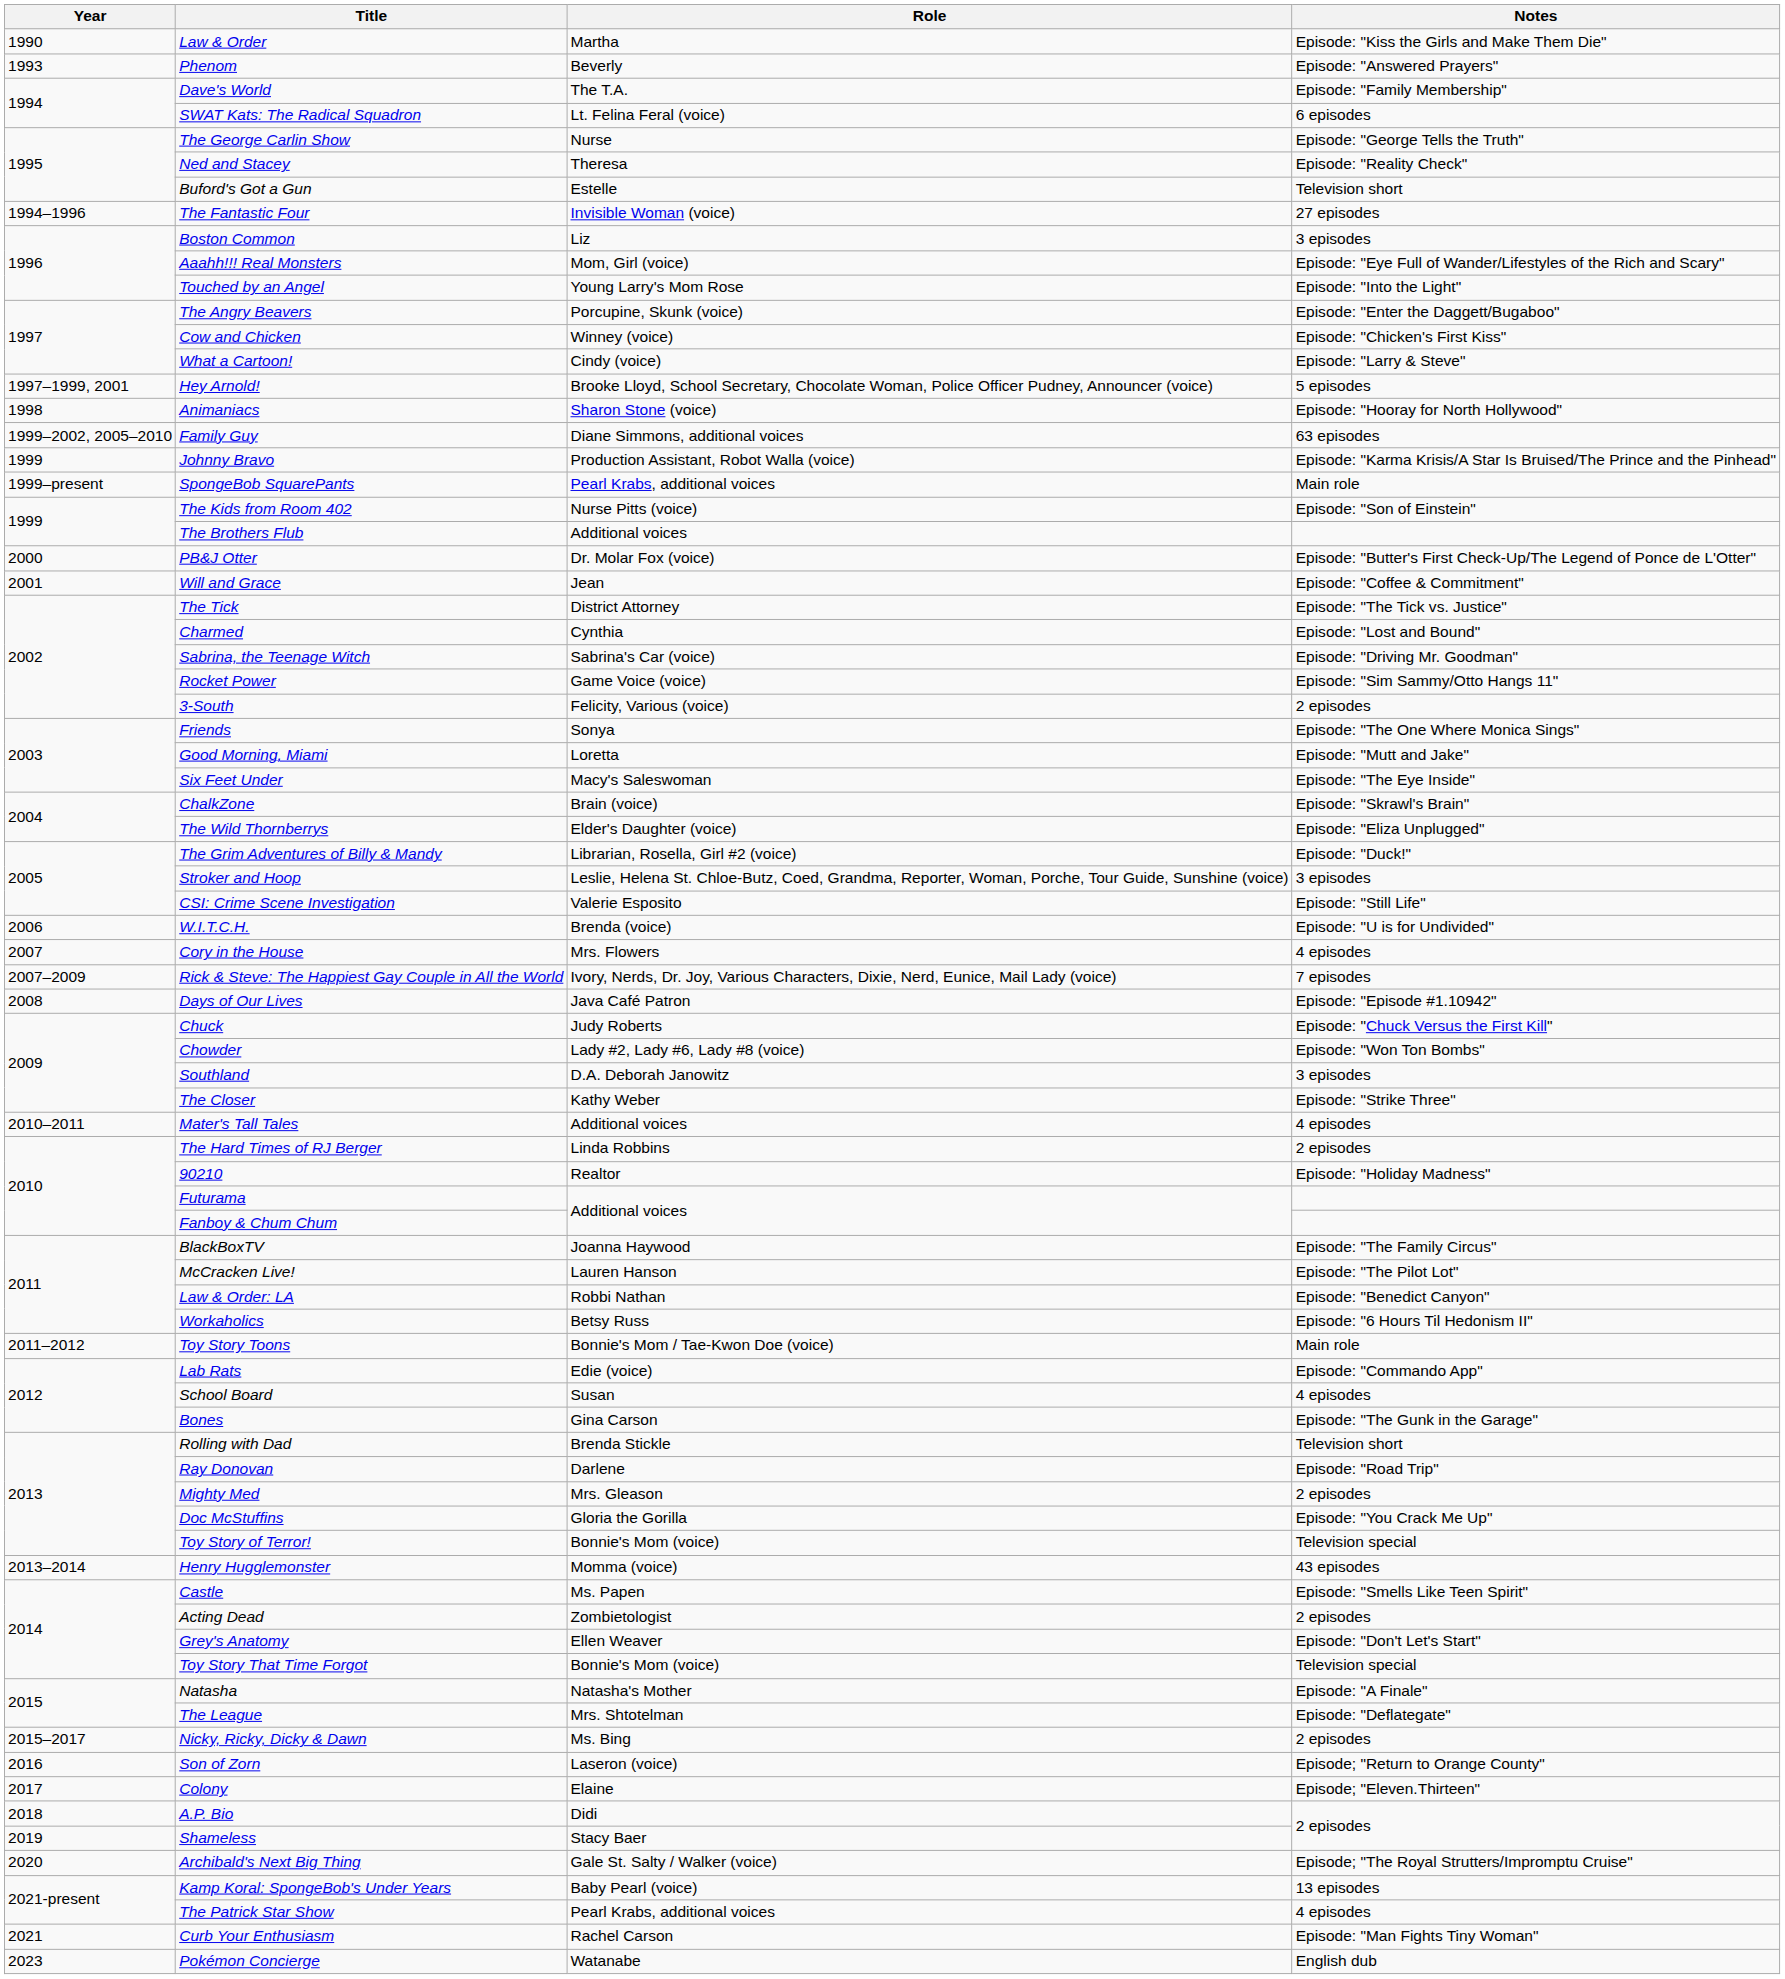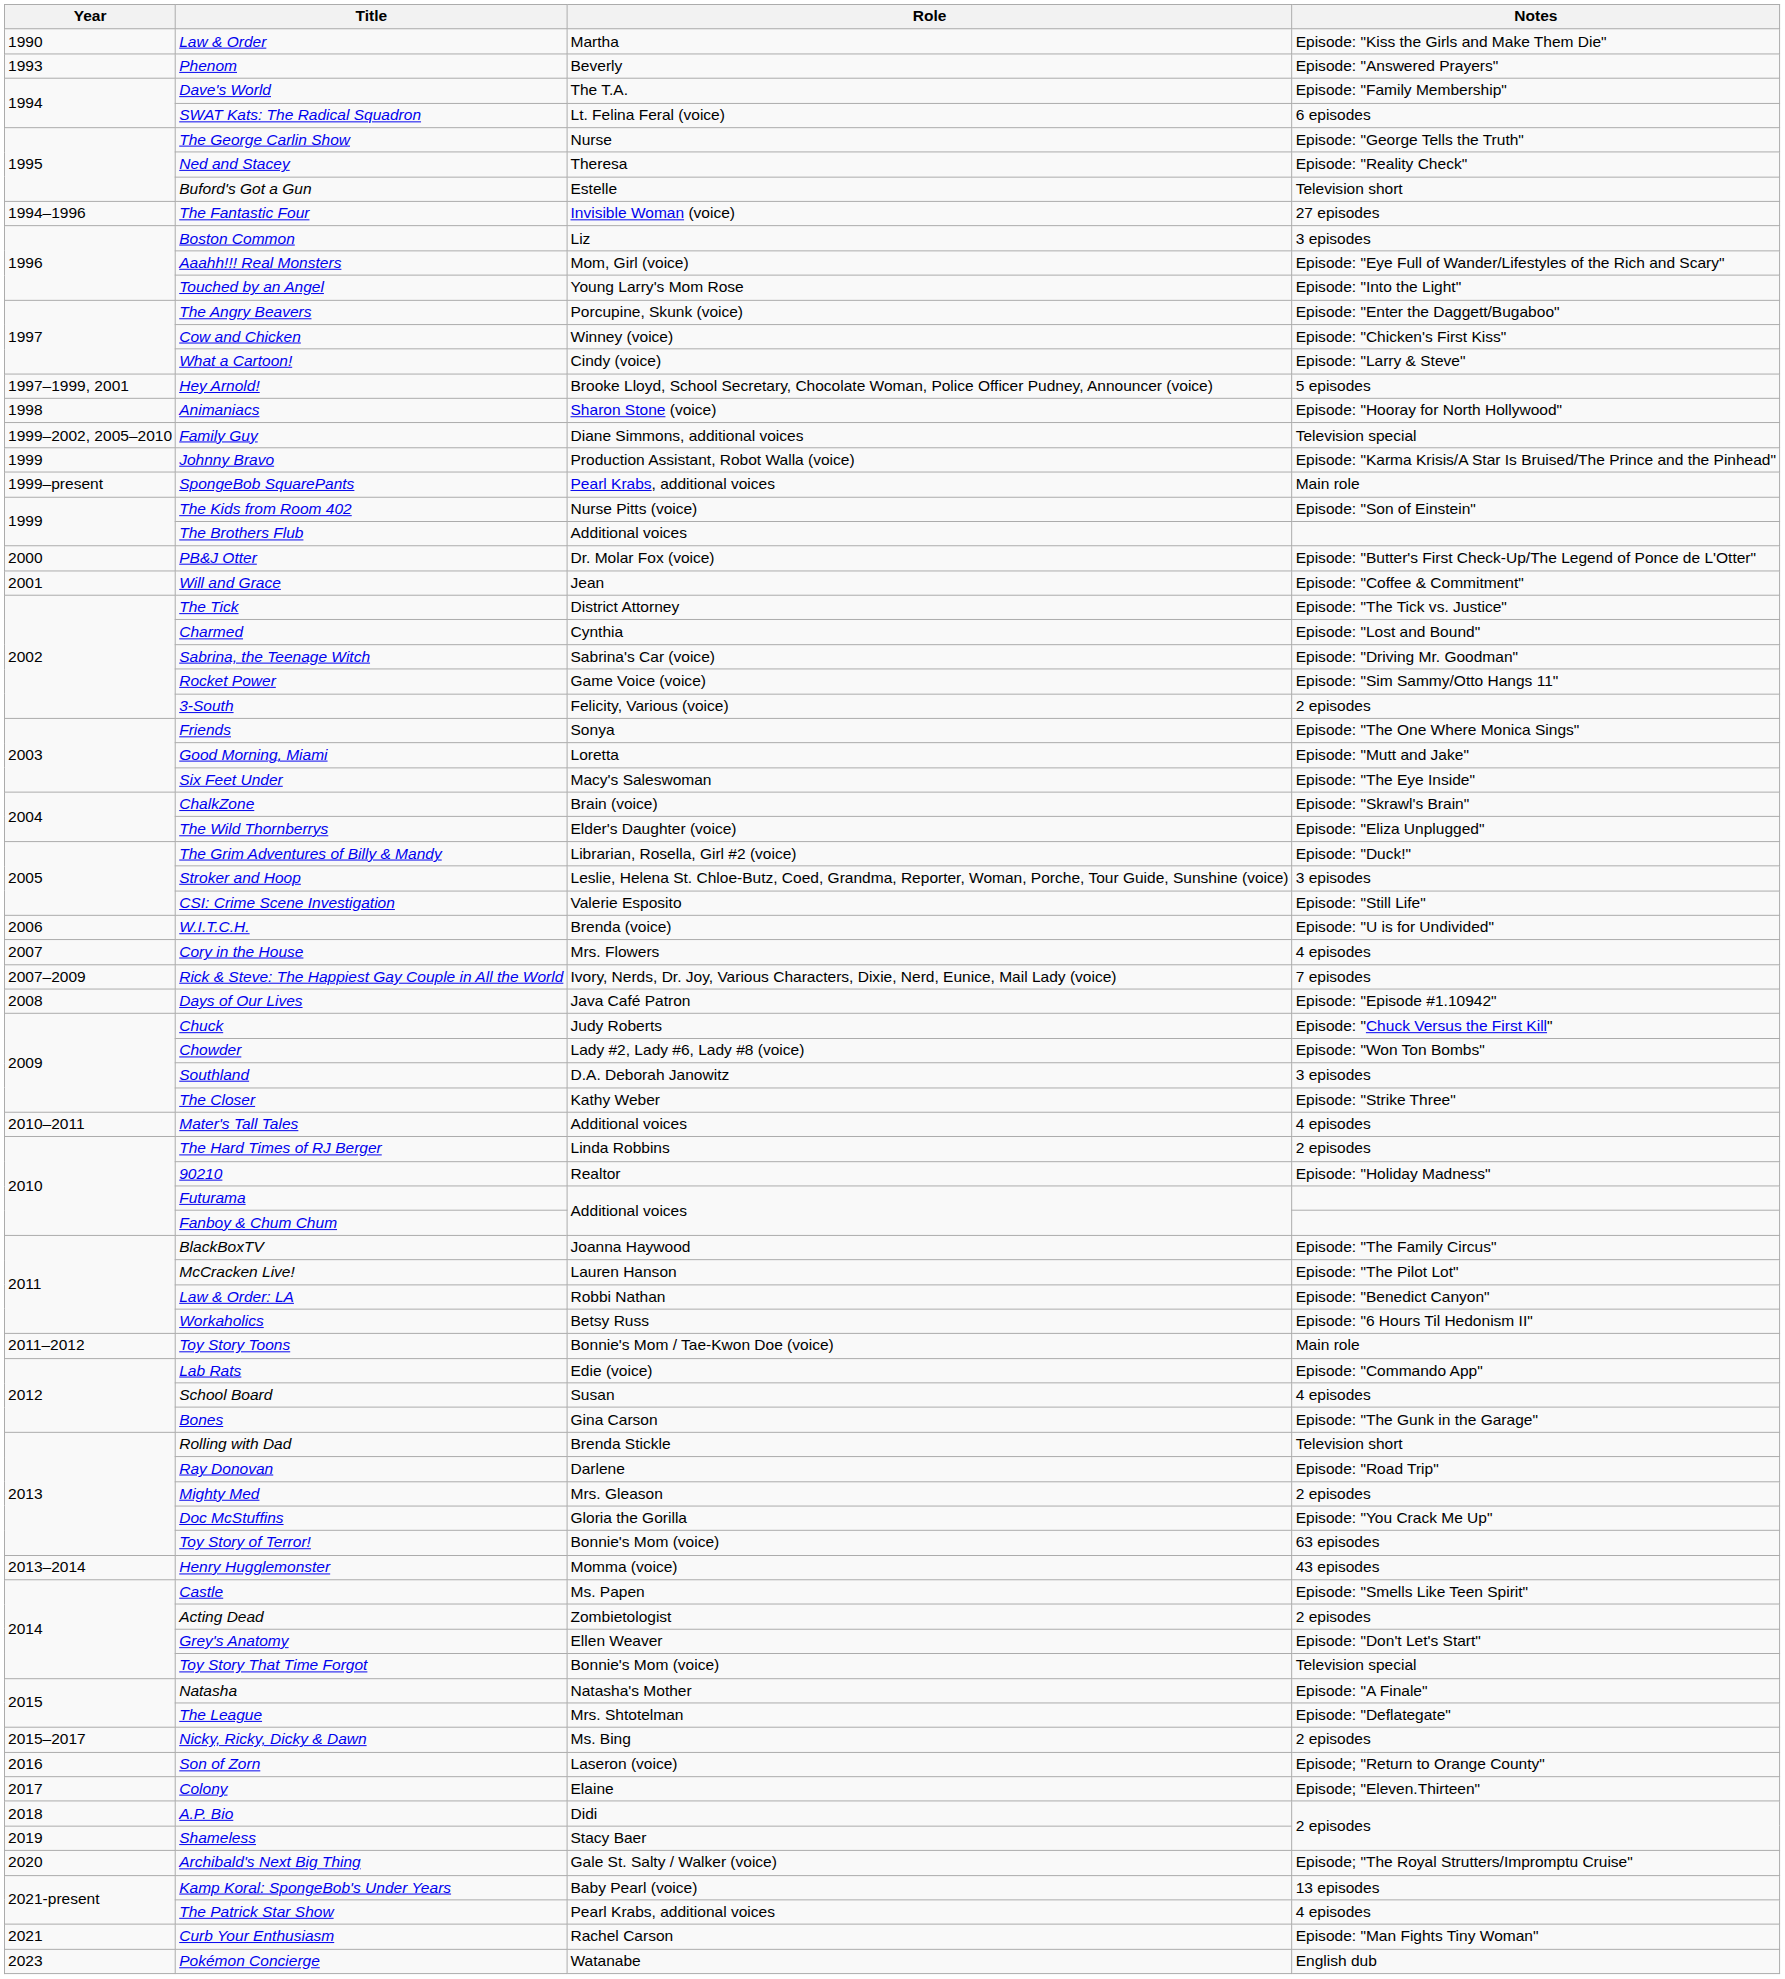(1338, 435) 63 episodes -> (1356, 435) Television special
(1356, 1542) Television special -> (1338, 1542) 63 episodes
